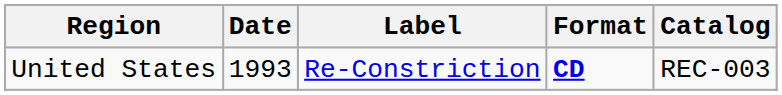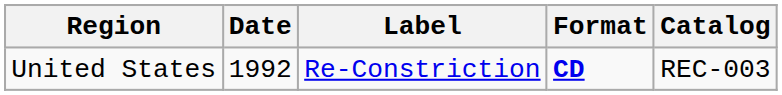(260, 69) 1993 -> (260, 69) 1992
